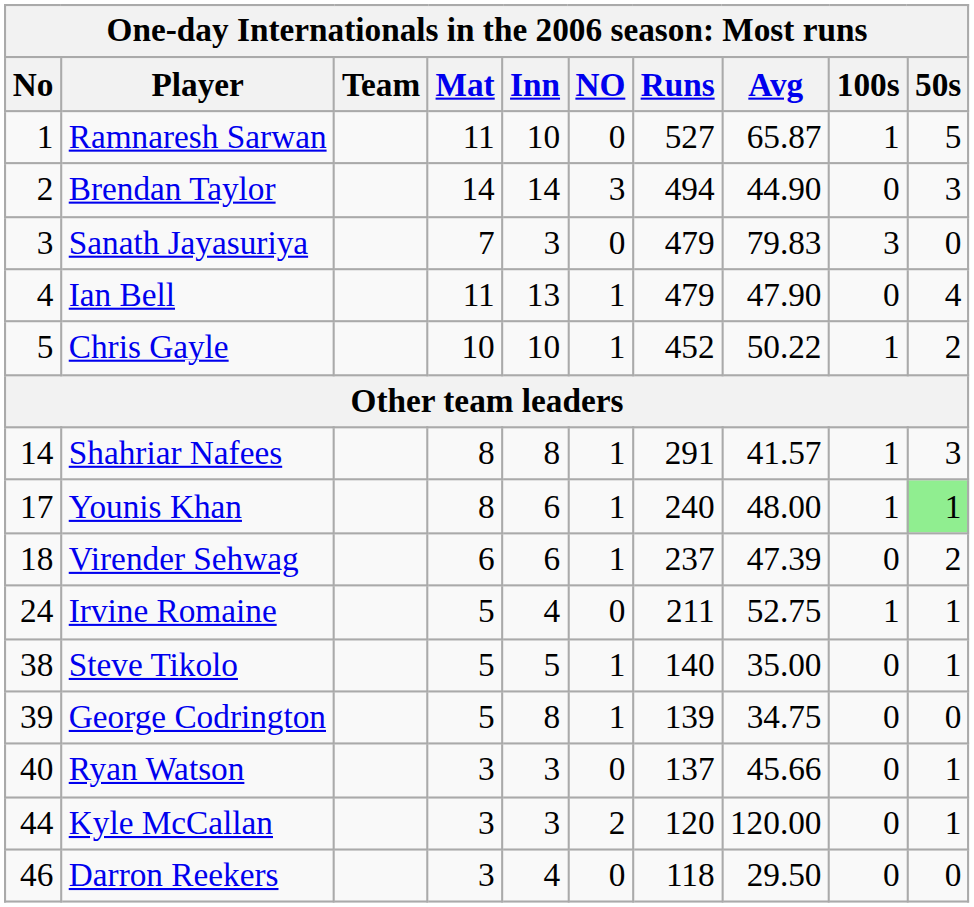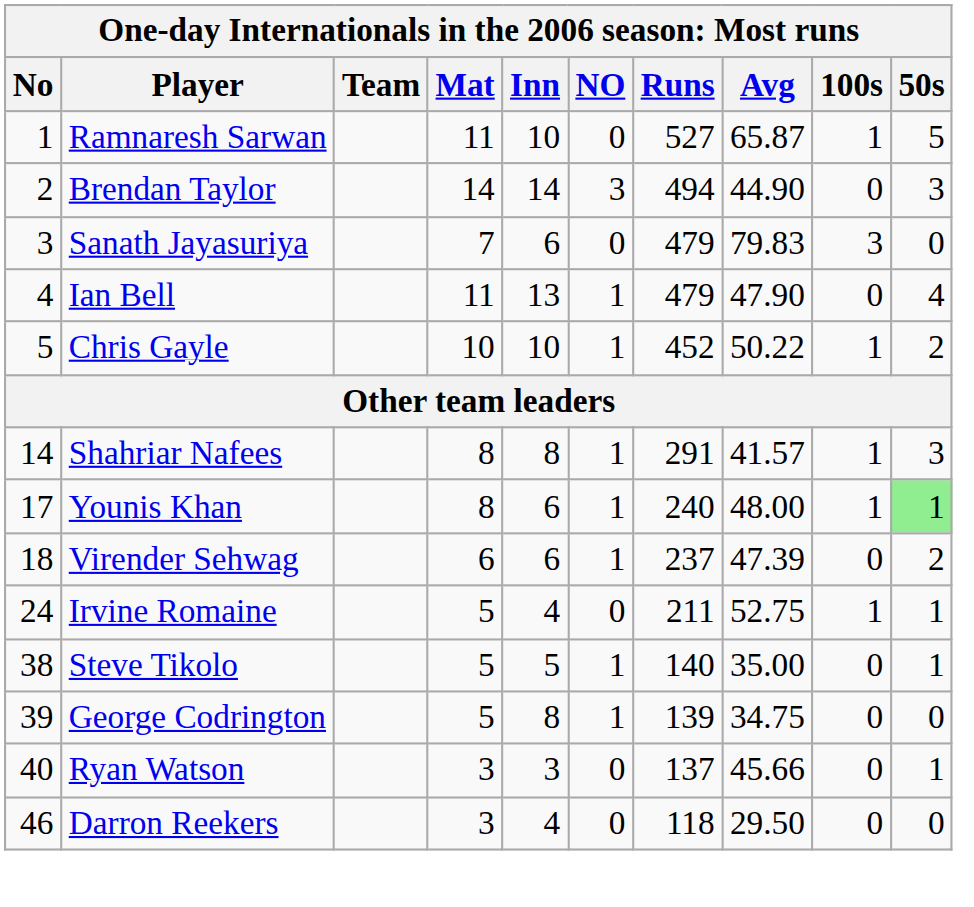(552, 242) 3 -> (552, 242) 6
- row: (171, 822)
